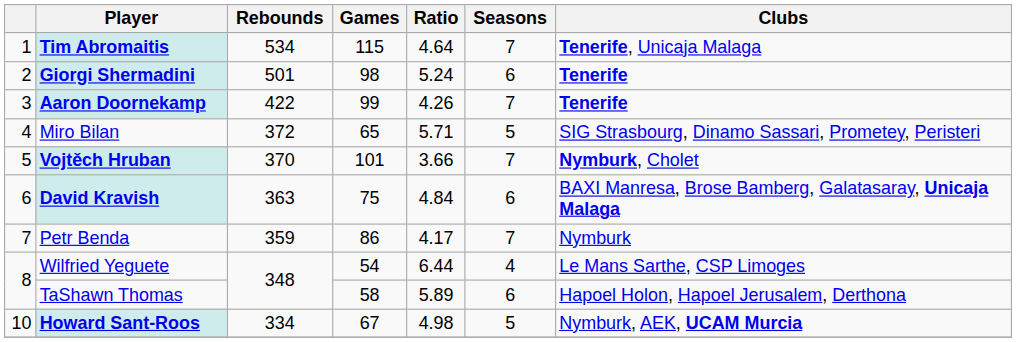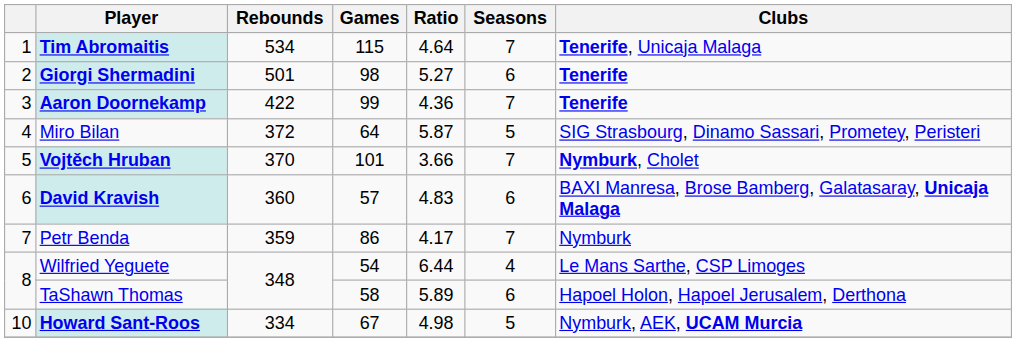(436, 75) 5.24 -> (436, 75) 5.27
(436, 103) 4.26 -> (436, 103) 4.36
(370, 132) 65 -> (370, 132) 64
(436, 132) 5.71 -> (436, 132) 5.87
(280, 199) 363 -> (280, 199) 360
(370, 199) 75 -> (370, 199) 57
(436, 199) 4.84 -> (436, 199) 4.83
